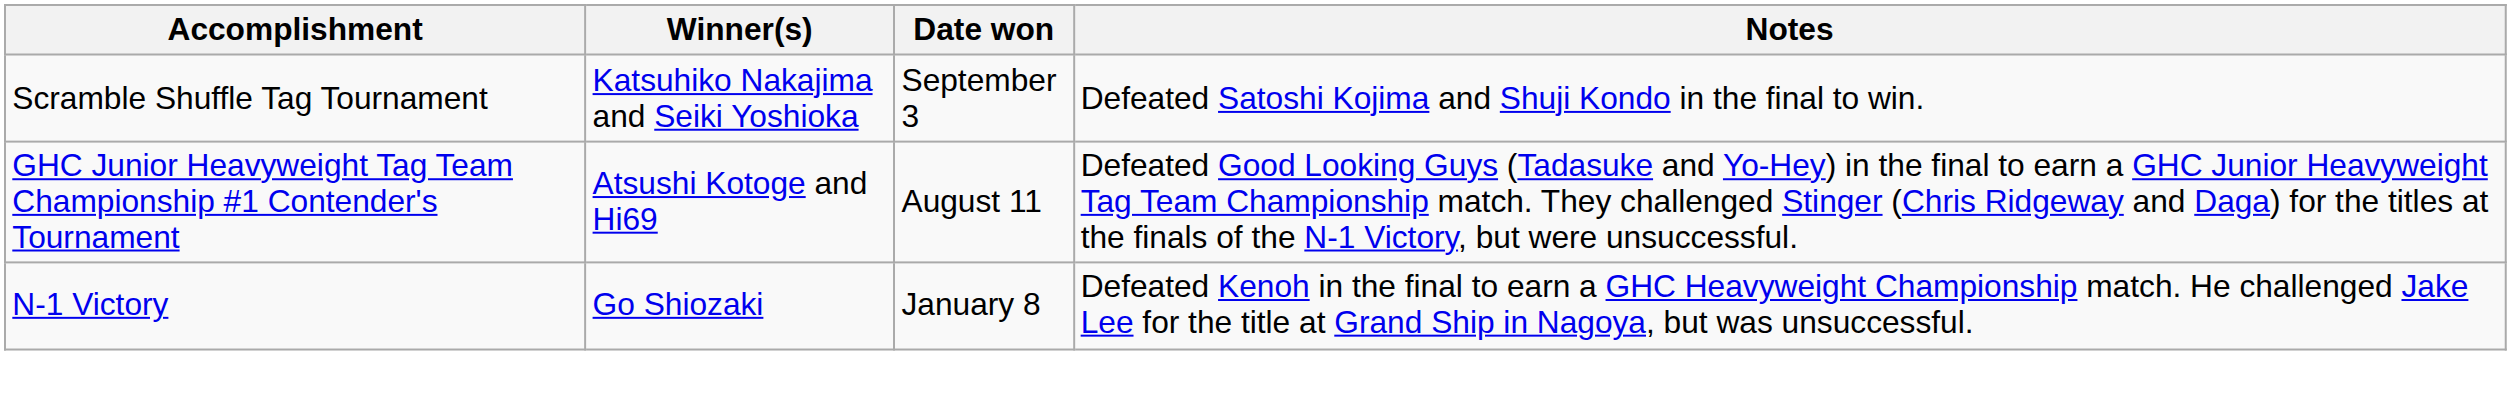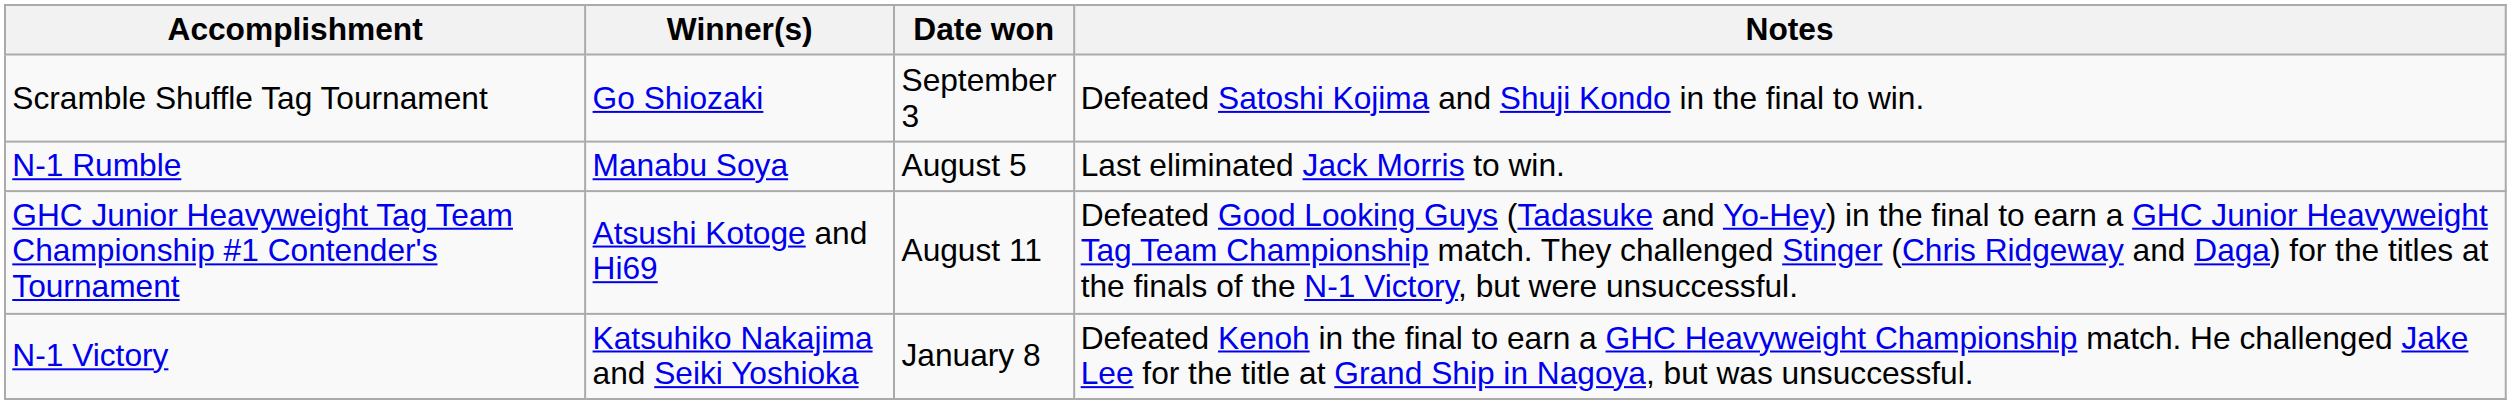(733, 97) Katsuhiko Nakajima and Seiki Yoshioka -> (678, 97) Go Shiozaki
+ row: (97, 165)
(678, 305) Go Shiozaki -> (733, 355) Katsuhiko Nakajima and Seiki Yoshioka
